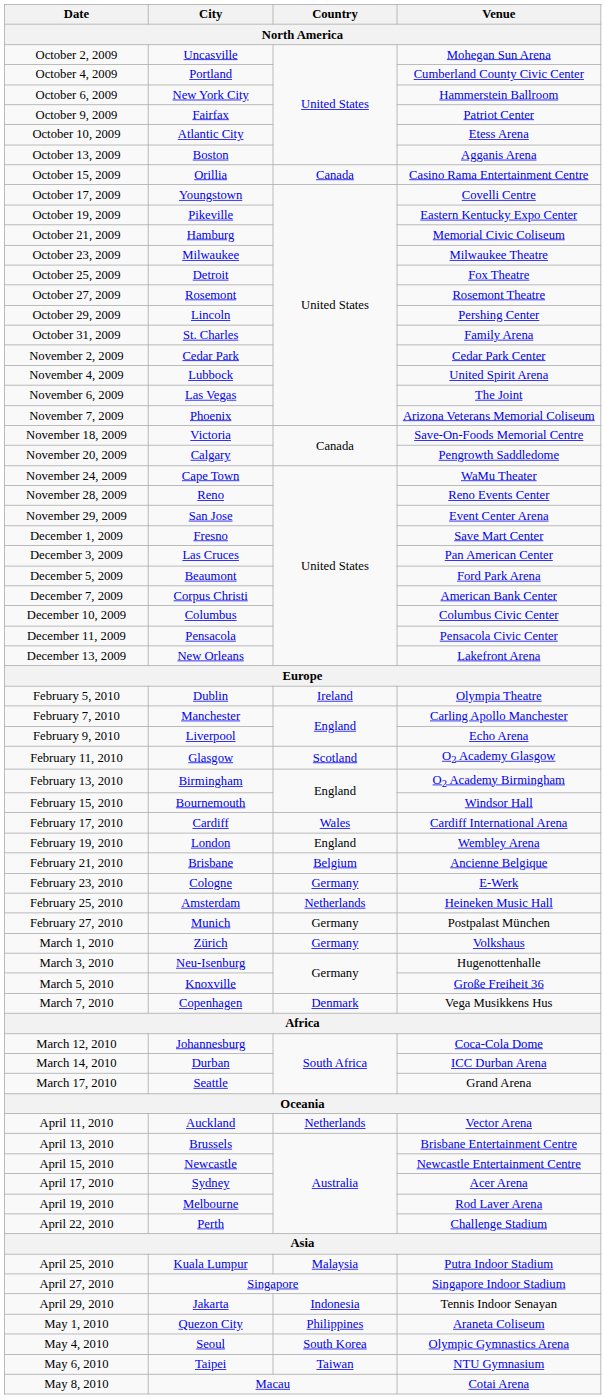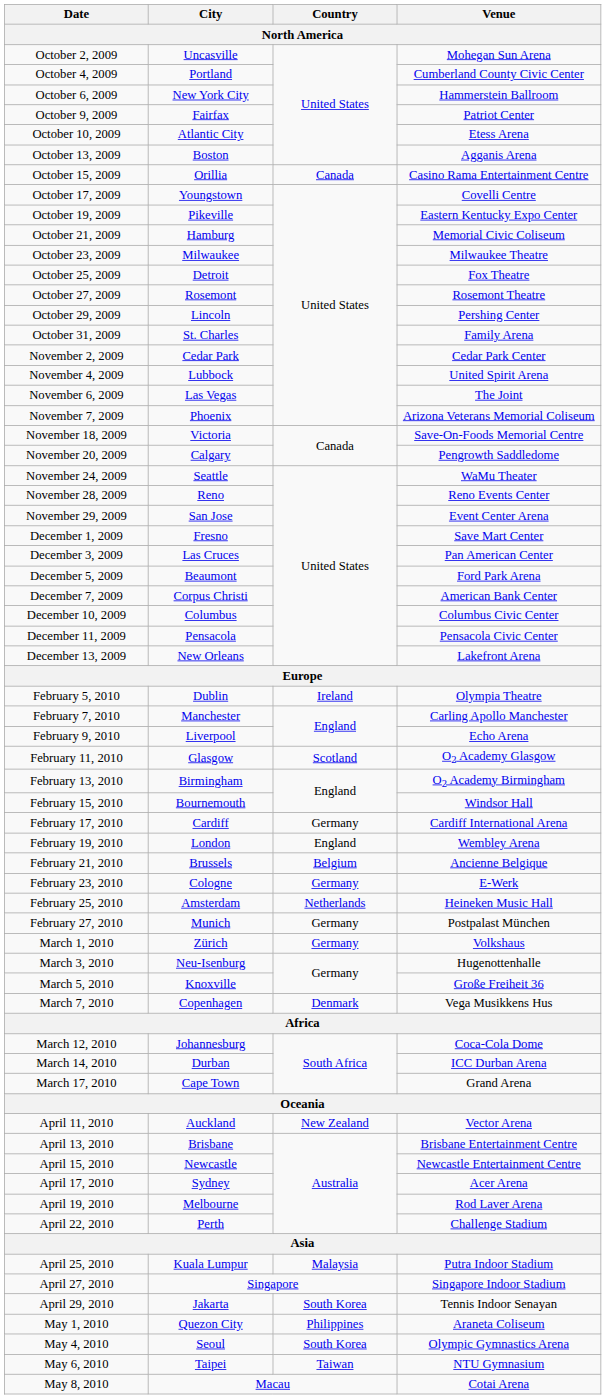(211, 475) Cape Town -> (211, 475) Seattle
(335, 822) Wales -> (335, 822) Germany
(211, 863) Brisbane -> (211, 863) Brussels
(211, 1083) Seattle -> (211, 1083) Cape Town
(335, 1123) Netherlands -> (335, 1123) New Zealand
(211, 1143) Brussels -> (211, 1143) Brisbane
(335, 1304) Indonesia -> (335, 1304) South Korea
